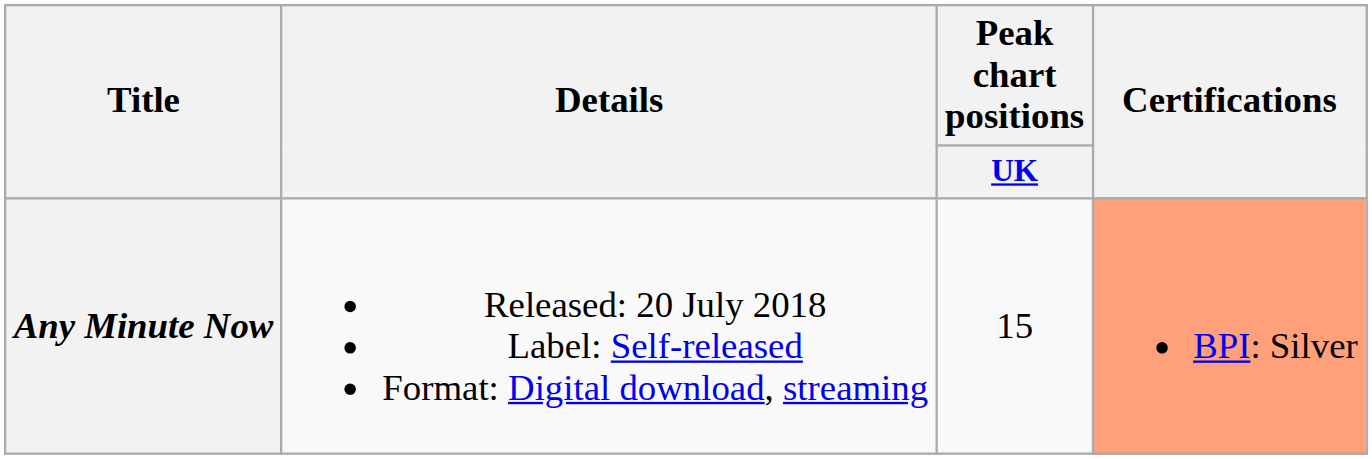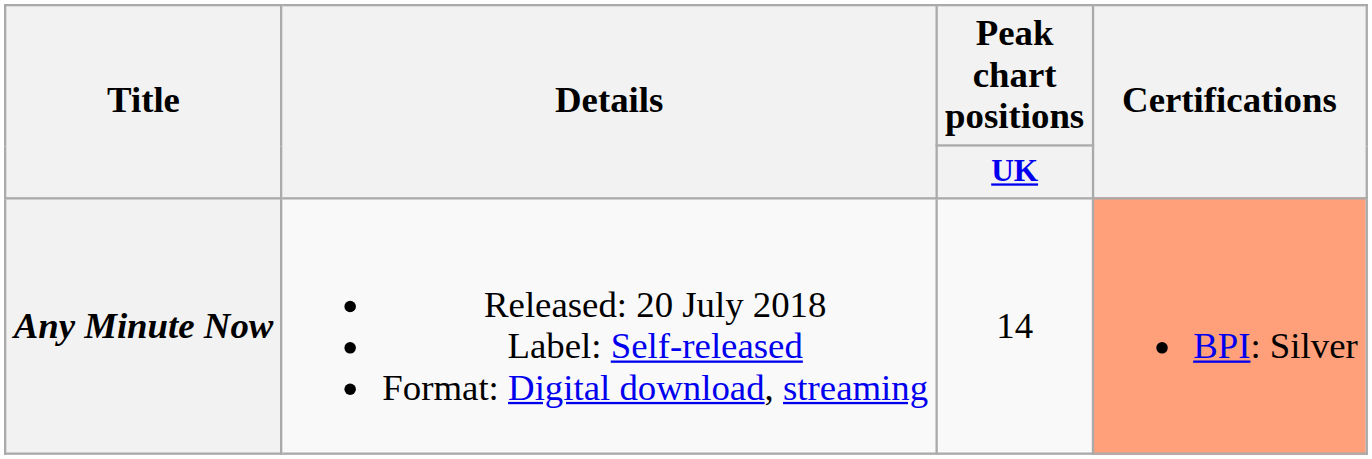(1015, 325) 15 -> (1015, 325) 14
